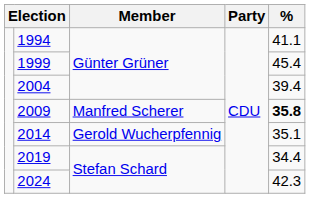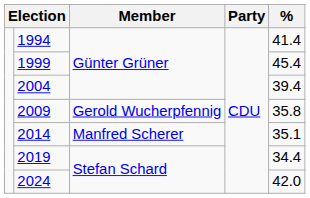(287, 39) 41.1 -> (287, 39) 41.4
(128, 110) Manfred Scherer -> (147, 110) Gerold Wucherpfennig
(287, 110) bold -> (287, 110) normal
(147, 134) Gerold Wucherpfennig -> (128, 134) Manfred Scherer
(287, 181) 42.3 -> (287, 181) 42.0
